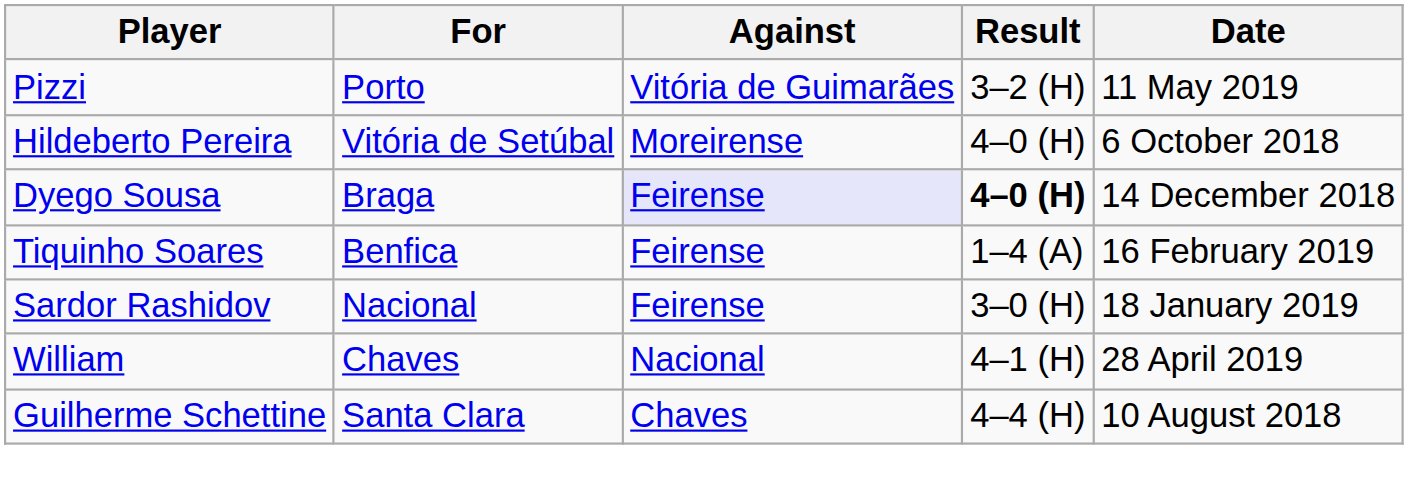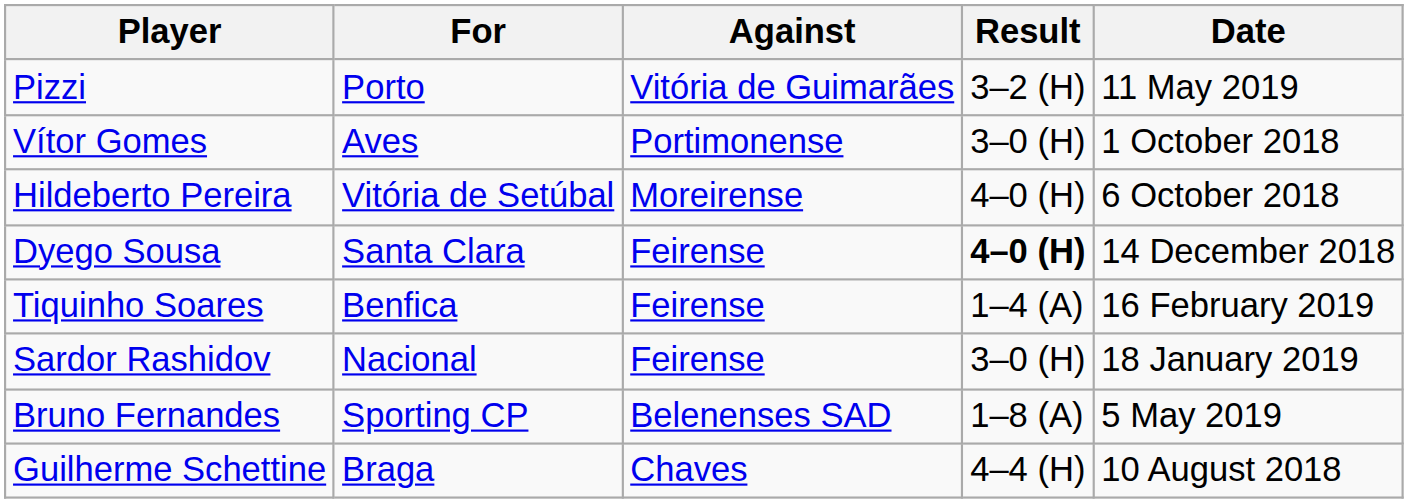+ row: (110, 141)
(388, 196) Braga -> (433, 251) Santa Clara
(697, 196) lavender background -> (697, 251) no background
- row: (69, 360)
+ row: (147, 415)
(433, 415) Santa Clara -> (388, 470) Braga
